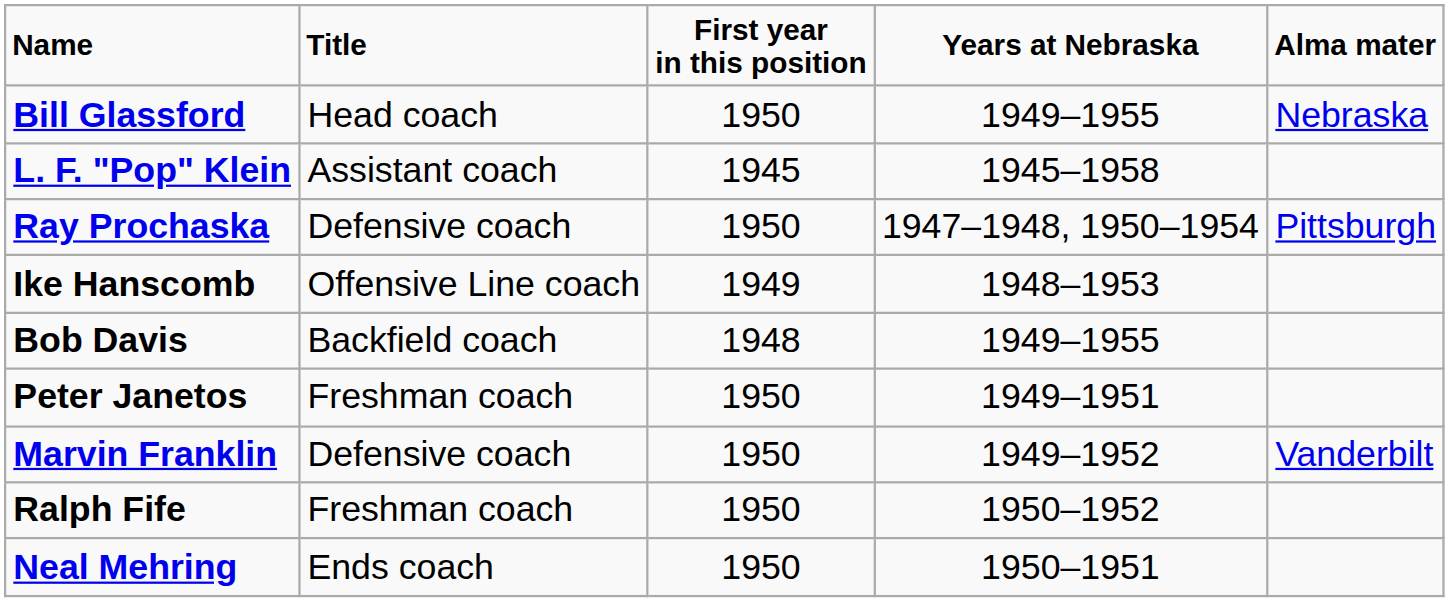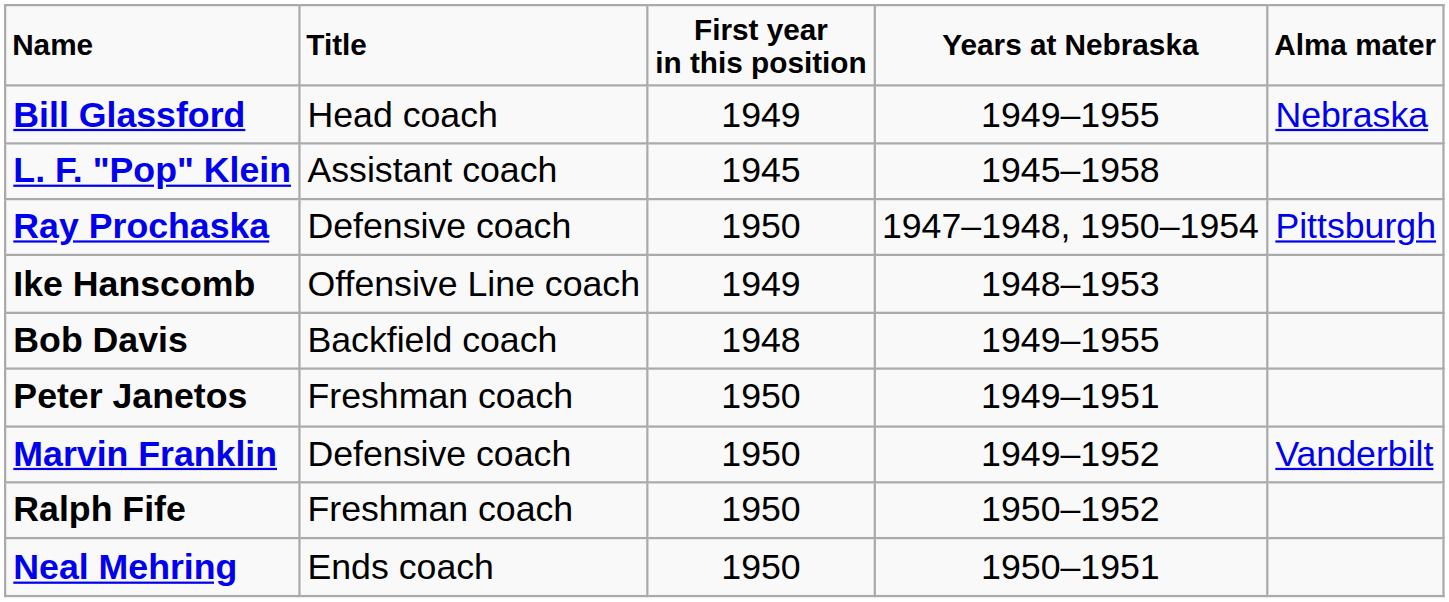(761, 113) 1950 -> (761, 113) 1949
